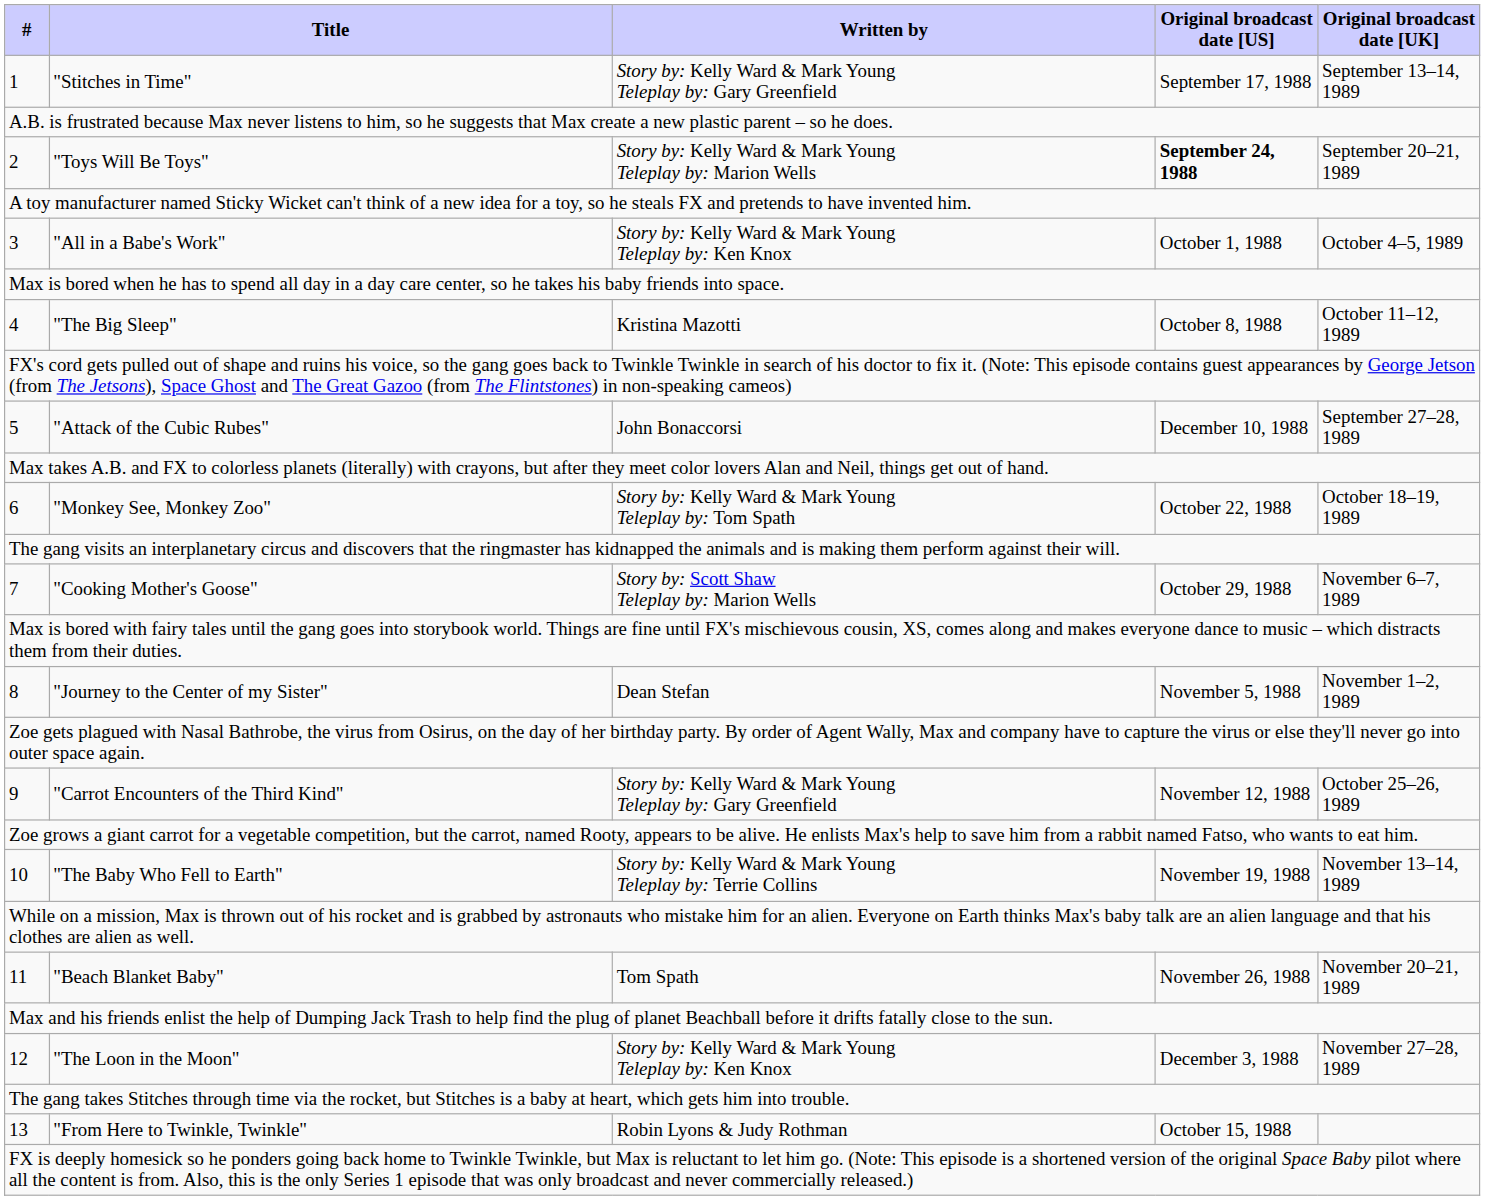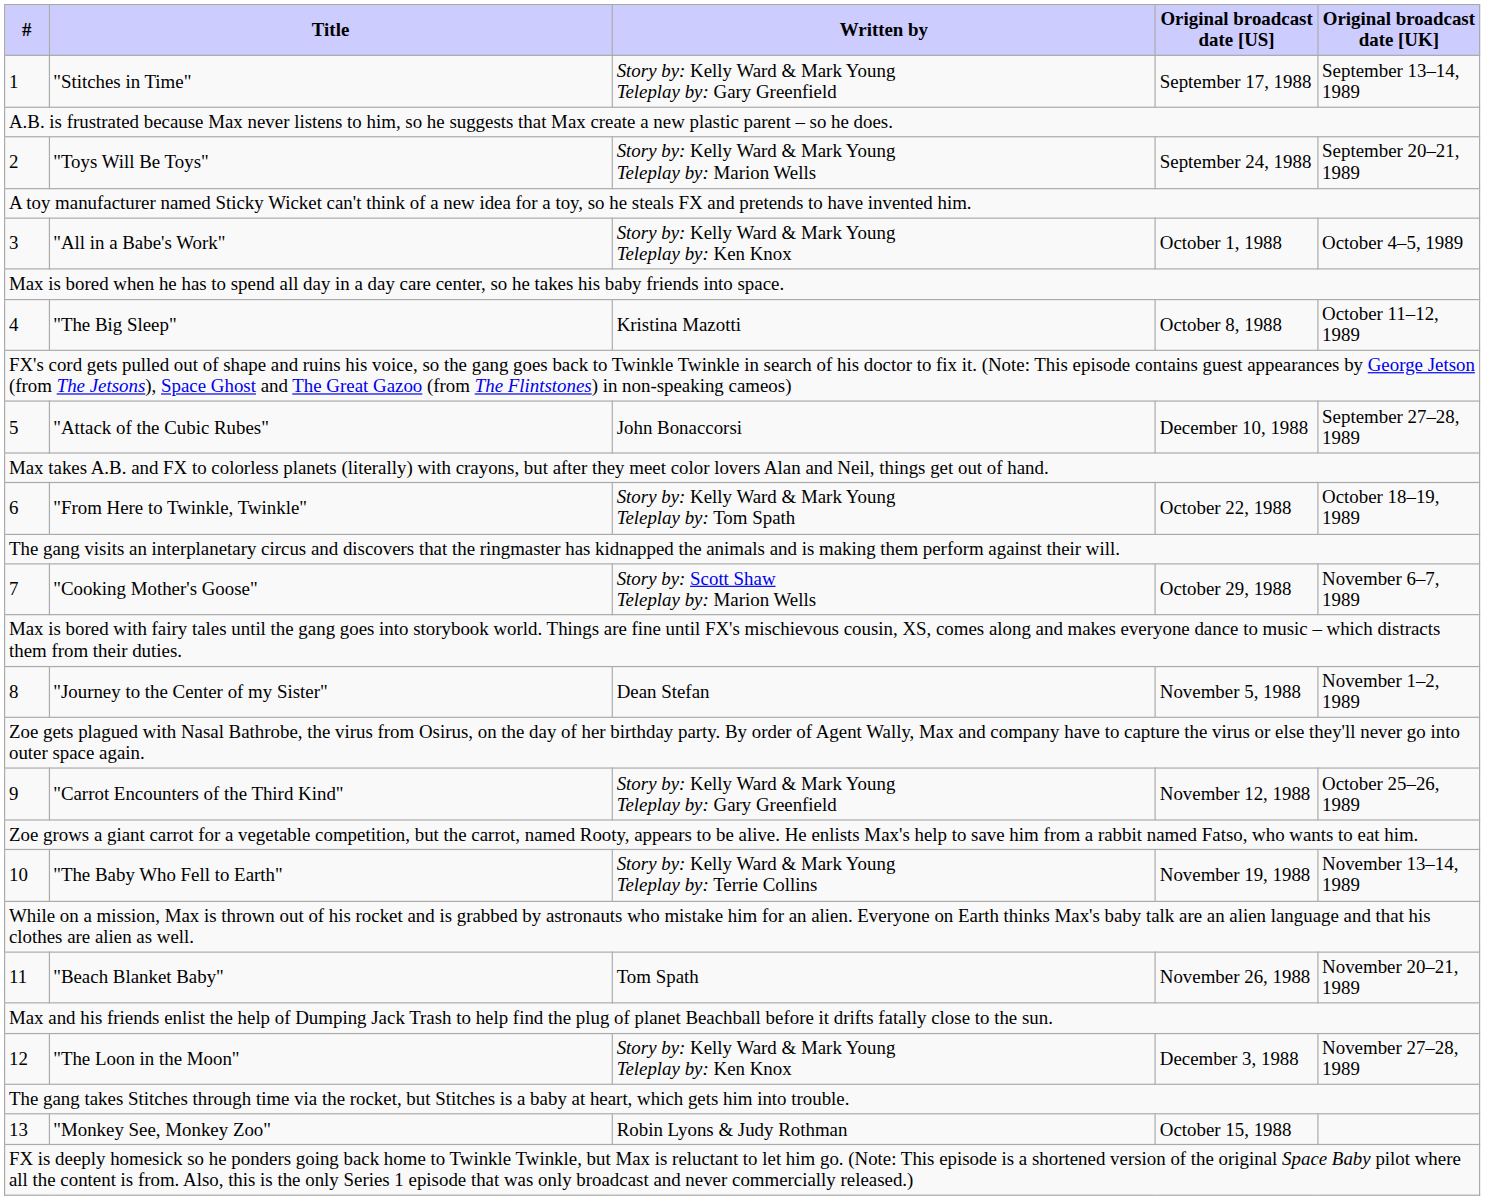(1217, 162) bold -> (1236, 162) normal
(162, 508) "Monkey See, Monkey Zoo" -> (180, 508) "From Here to Twinkle, Twinkle"
(180, 1129) "From Here to Twinkle, Twinkle" -> (162, 1129) "Monkey See, Monkey Zoo"
